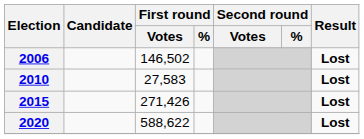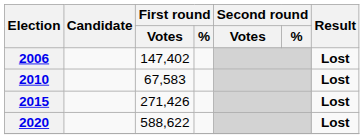(165, 58) 146,502 -> (165, 58) 147,402
(165, 79) 27,583 -> (165, 79) 67,583
